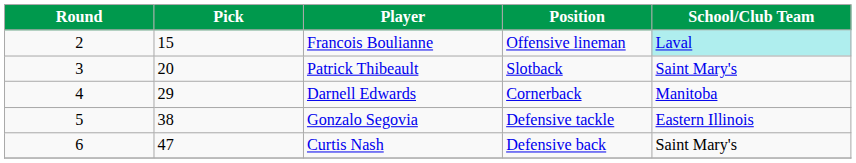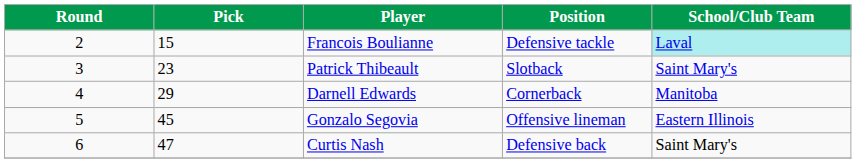(566, 42) Offensive lineman -> (560, 42) Defensive tackle
(166, 68) 20 -> (166, 68) 23
(166, 119) 38 -> (166, 119) 45
(560, 119) Defensive tackle -> (566, 119) Offensive lineman
